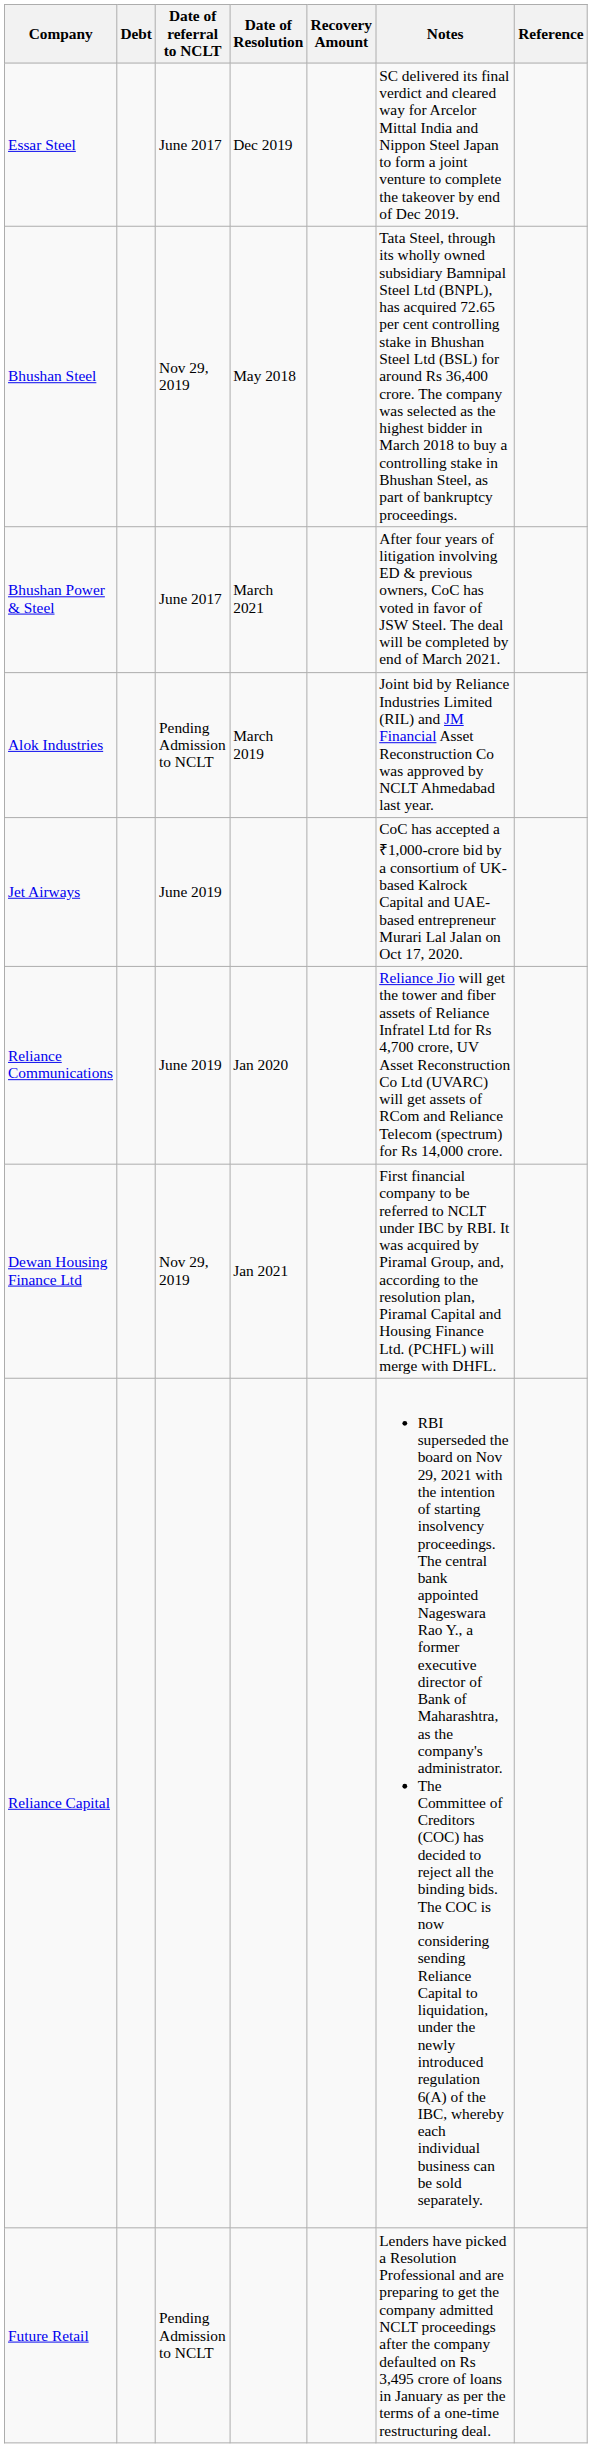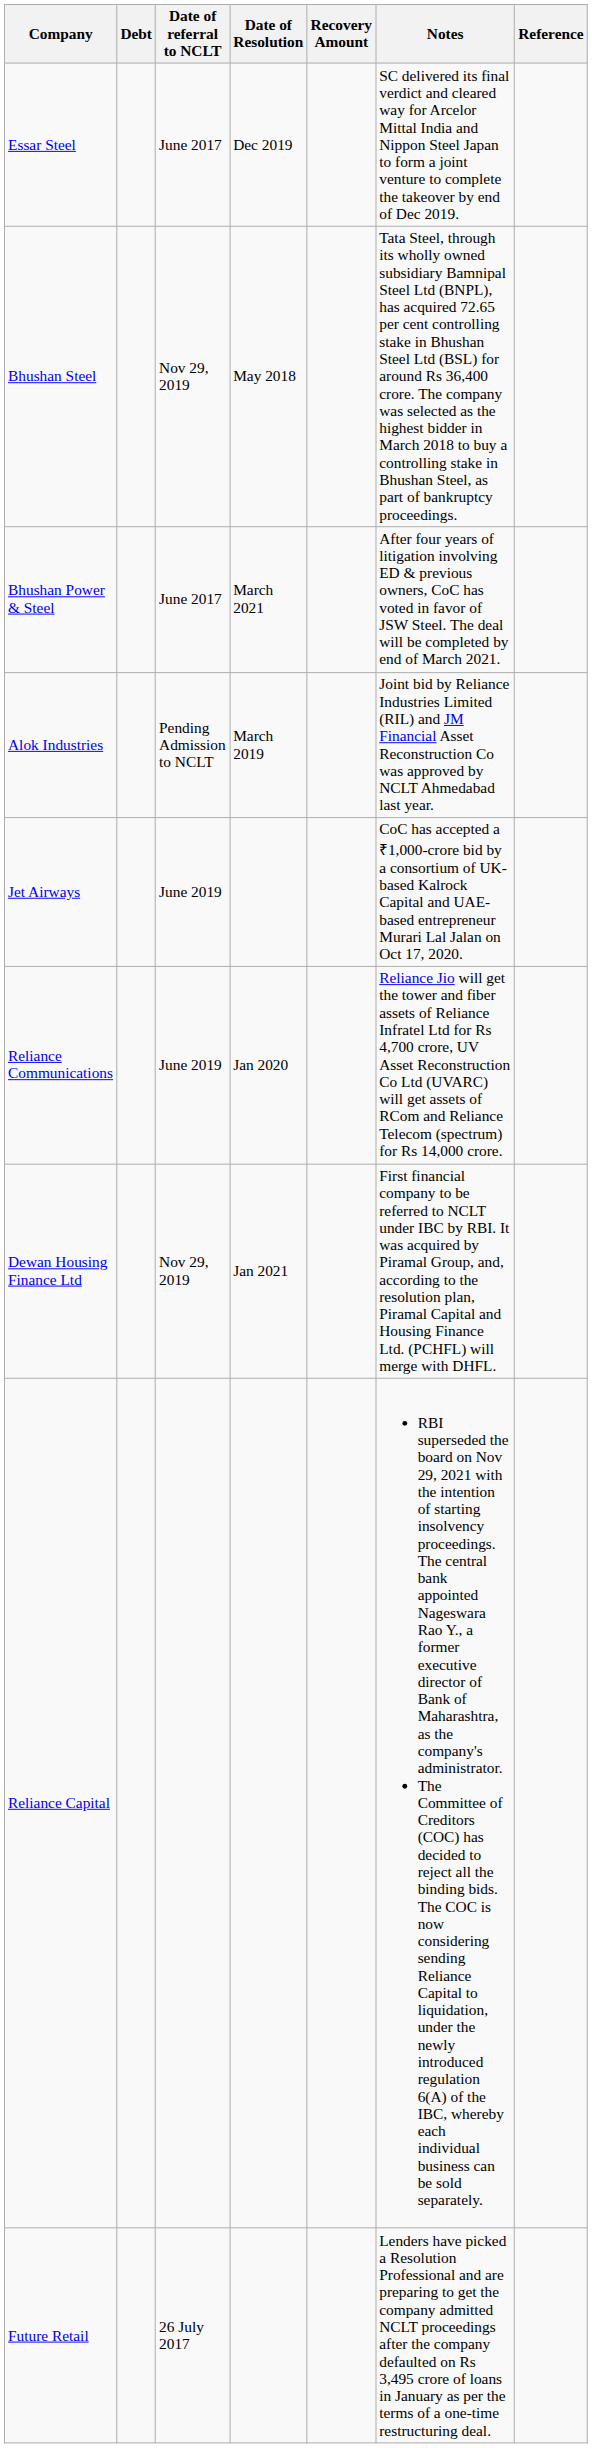(192, 2335) Pending Admission to NCLT -> (181, 2335) 26 July 2017
